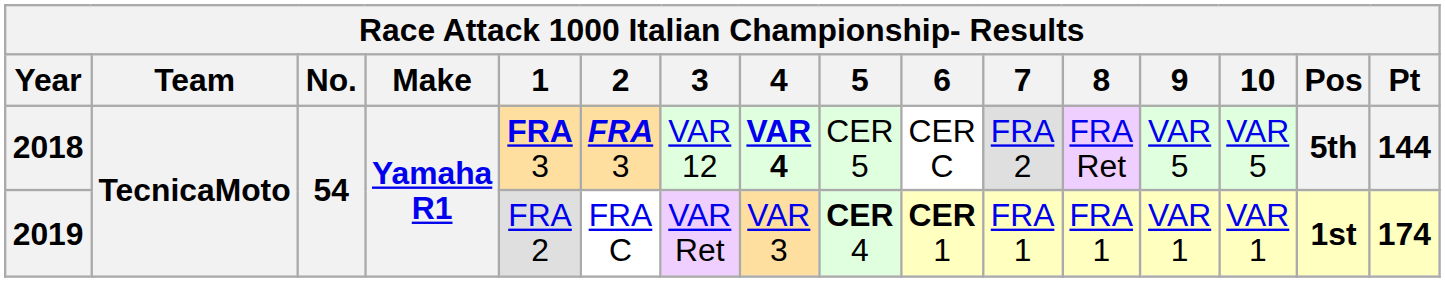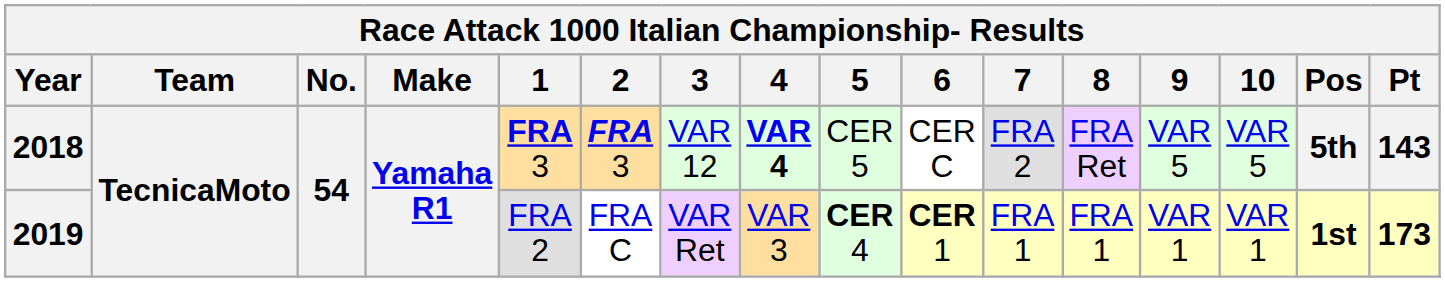(1404, 148) 144 -> (1404, 148) 143
(1404, 233) 174 -> (1404, 233) 173
